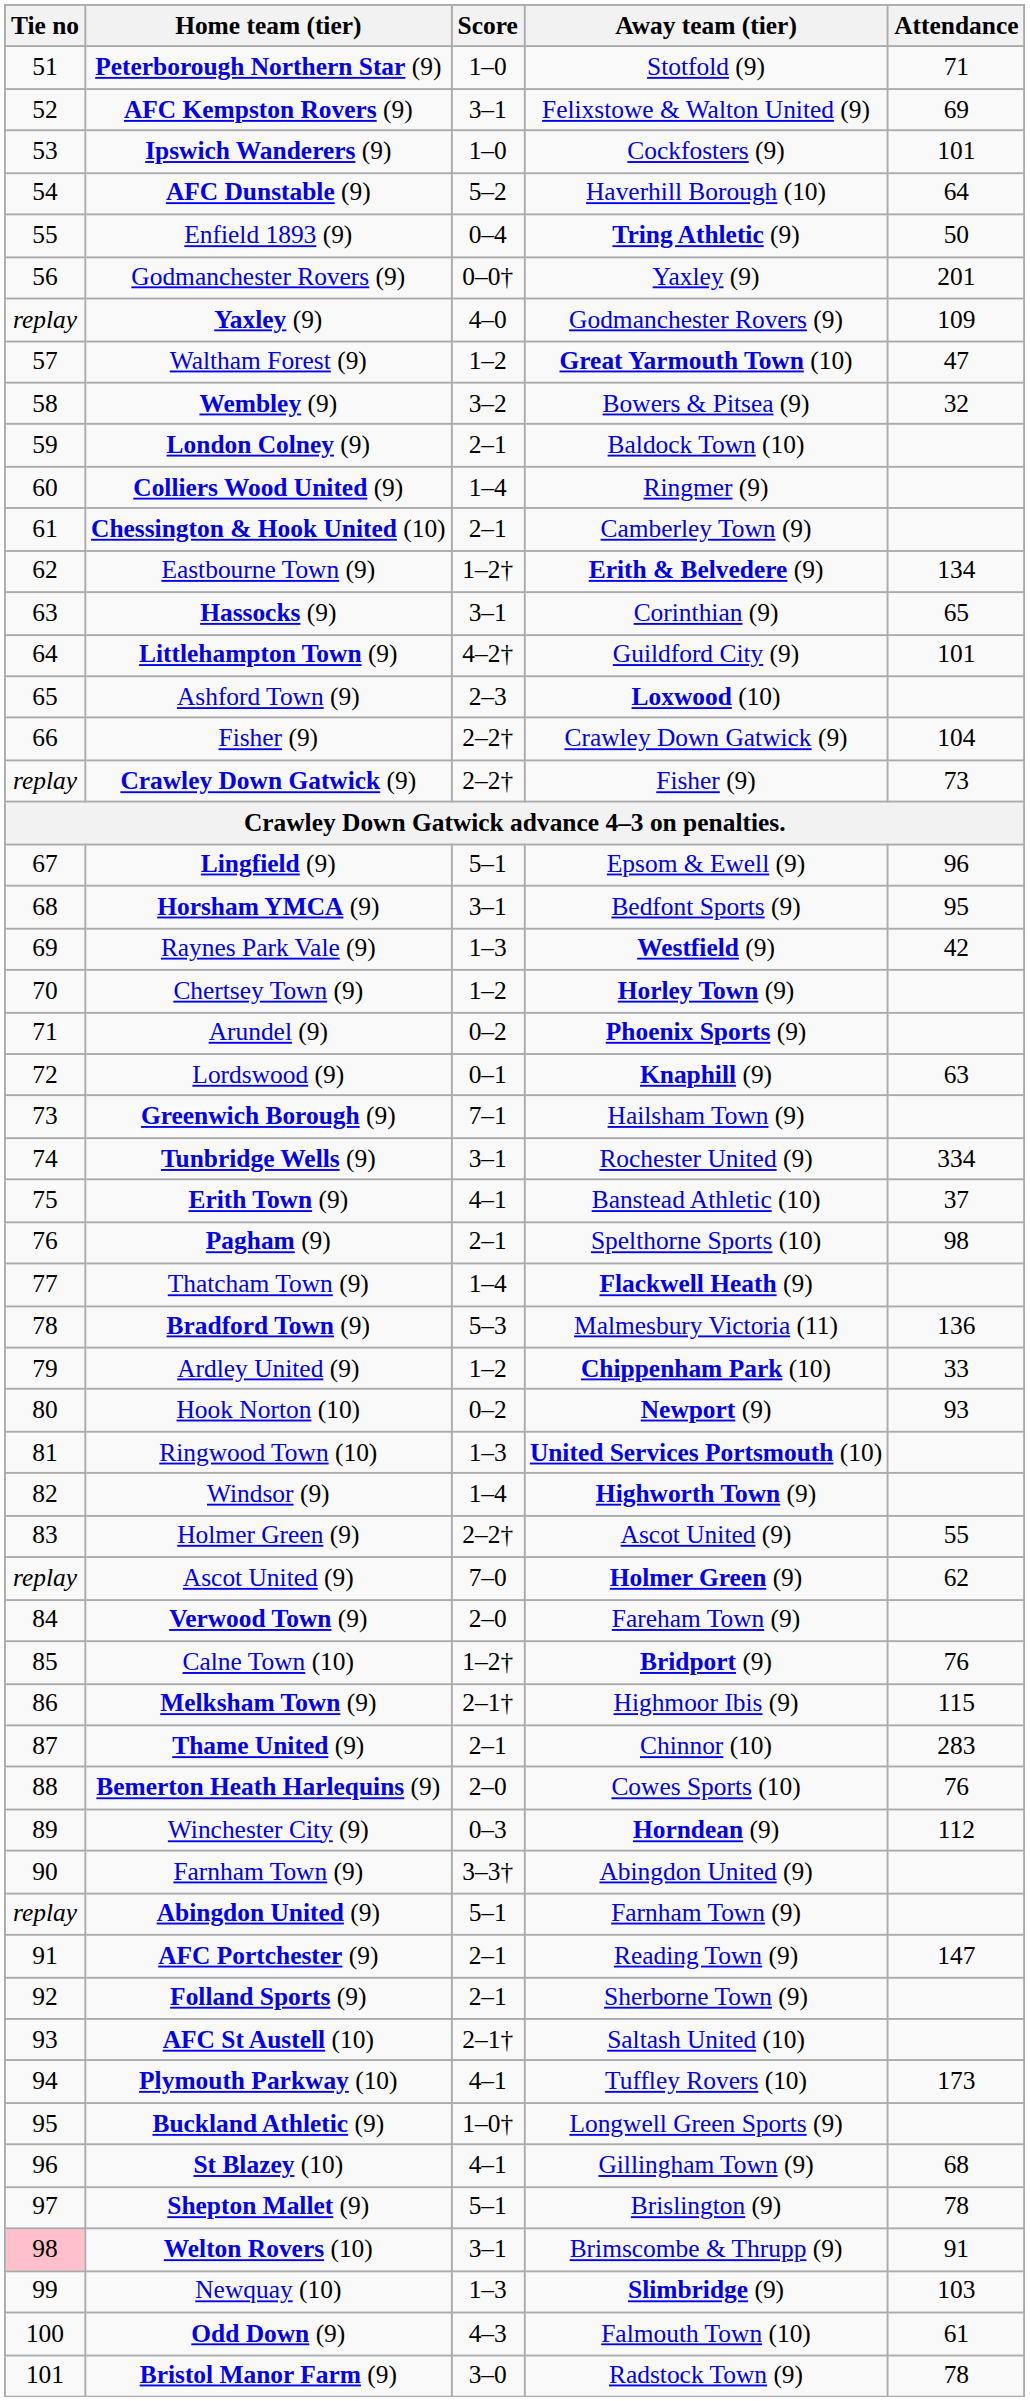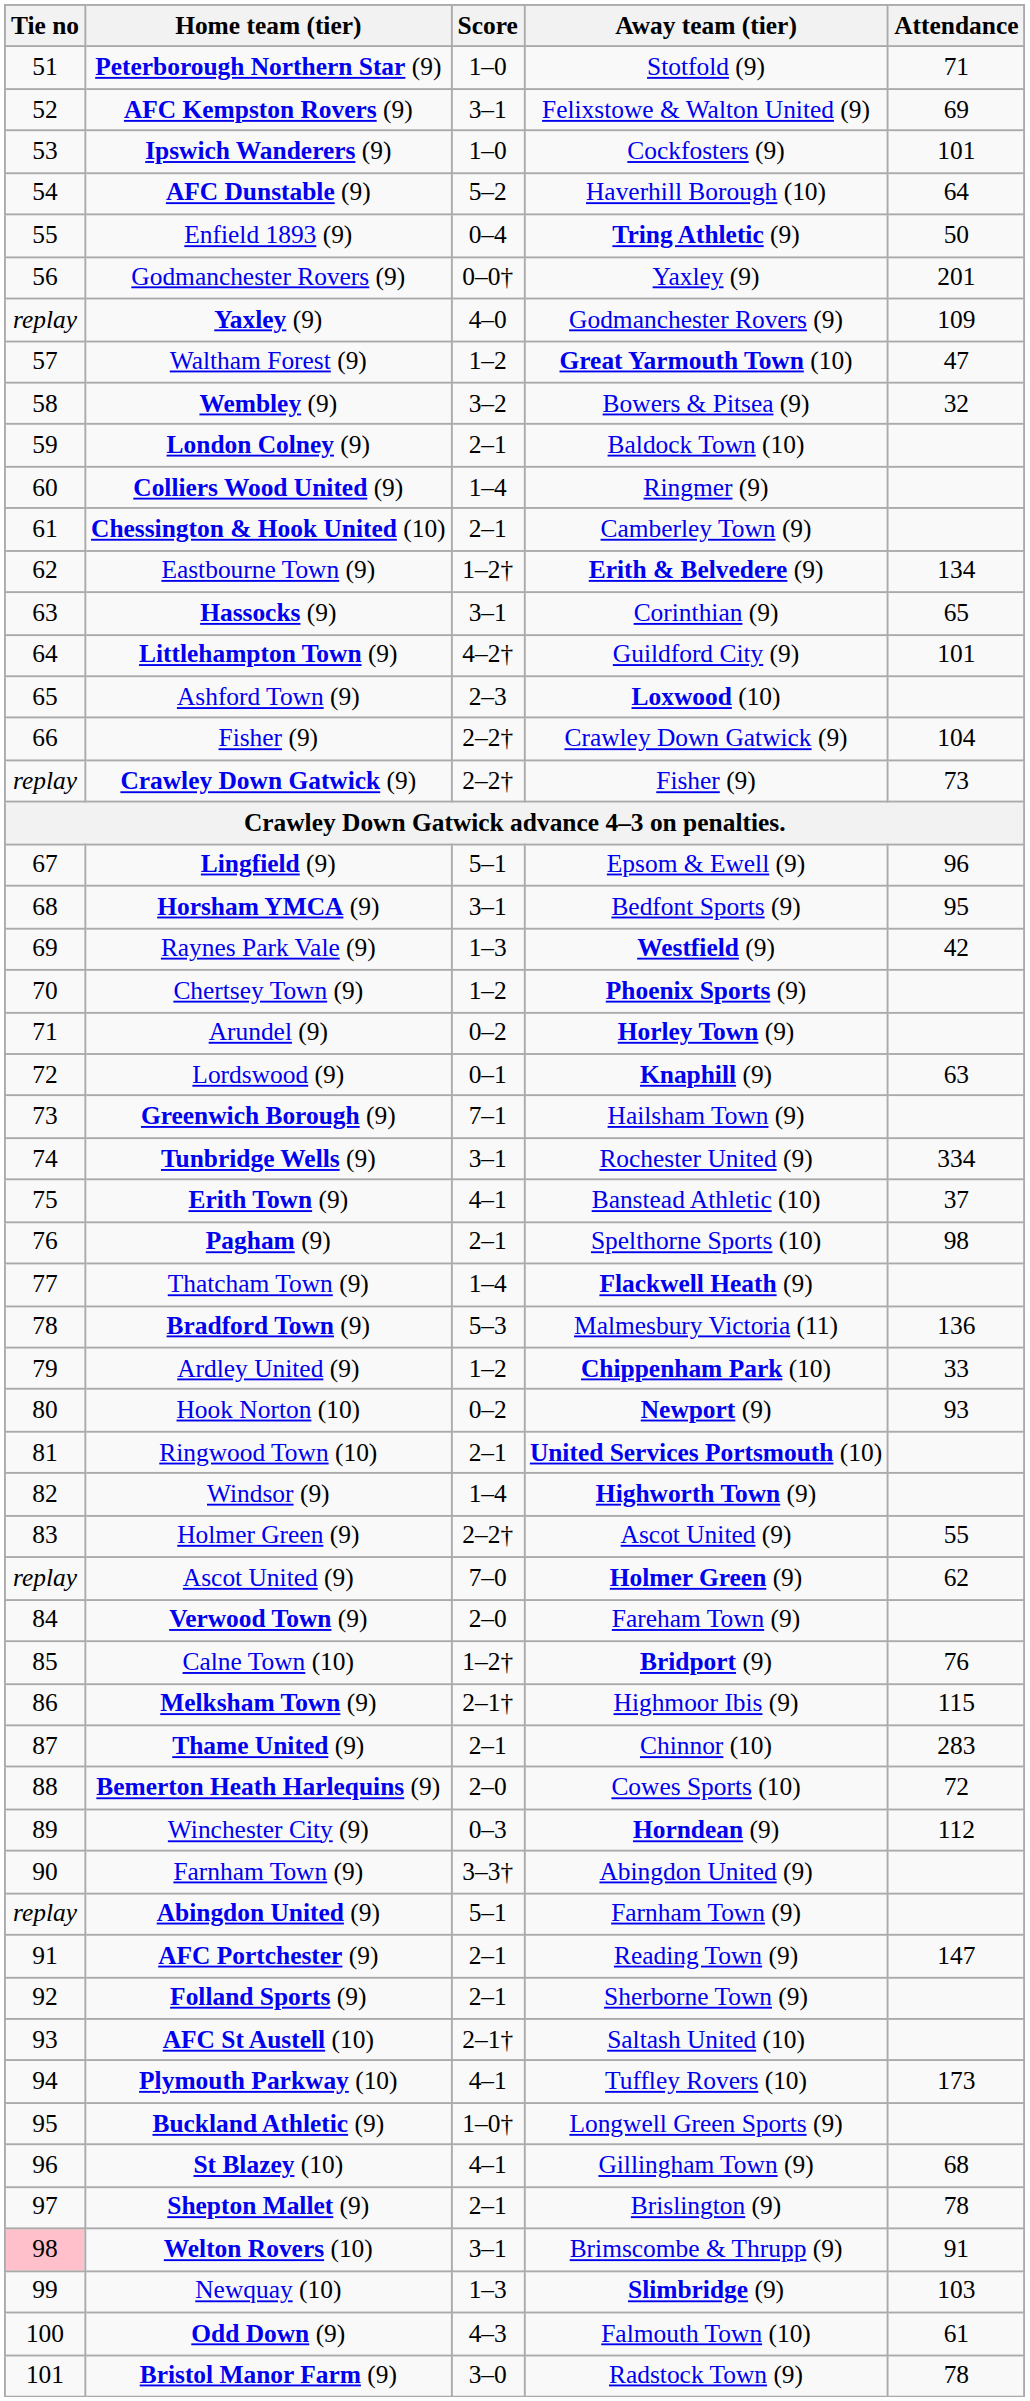(706, 990) Horley Town (9) -> (706, 990) Phoenix Sports (9)
(706, 1032) Phoenix Sports (9) -> (706, 1032) Horley Town (9)
(488, 1451) 1–3 -> (488, 1451) 2–1
(956, 1787) 76 -> (956, 1787) 72
(488, 2206) 5–1 -> (488, 2206) 2–1
